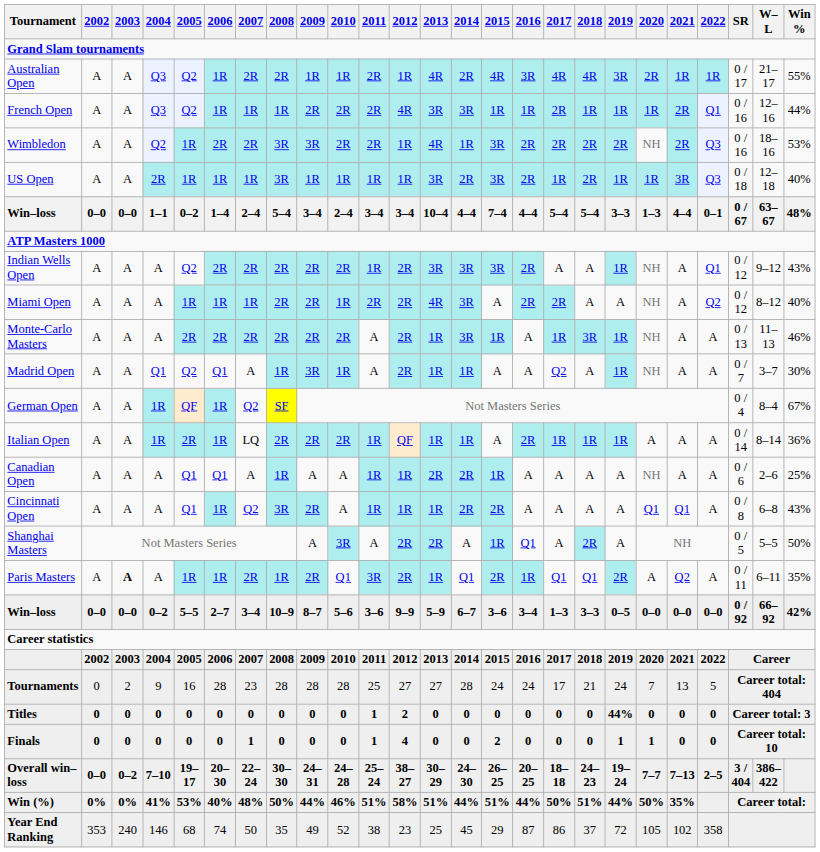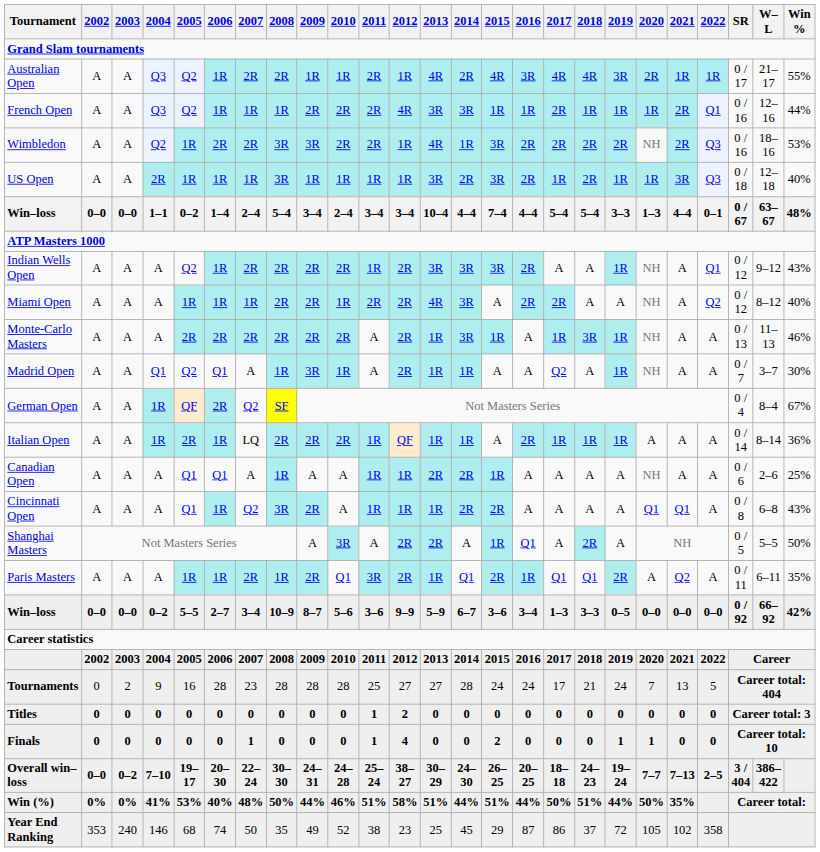(220, 268) 2R -> (220, 268) 1R
(220, 405) 1R -> (220, 405) 2R
(128, 577) bold -> (128, 577) normal
(621, 713) 44% -> (621, 713) 0
